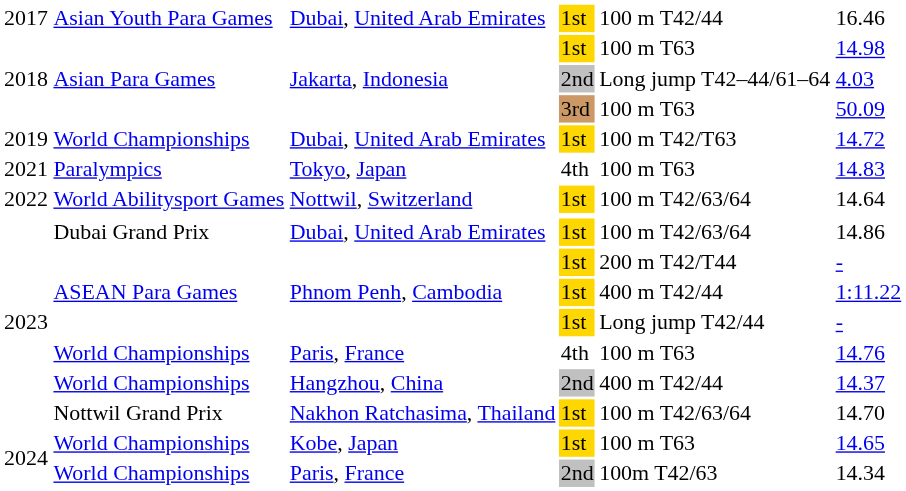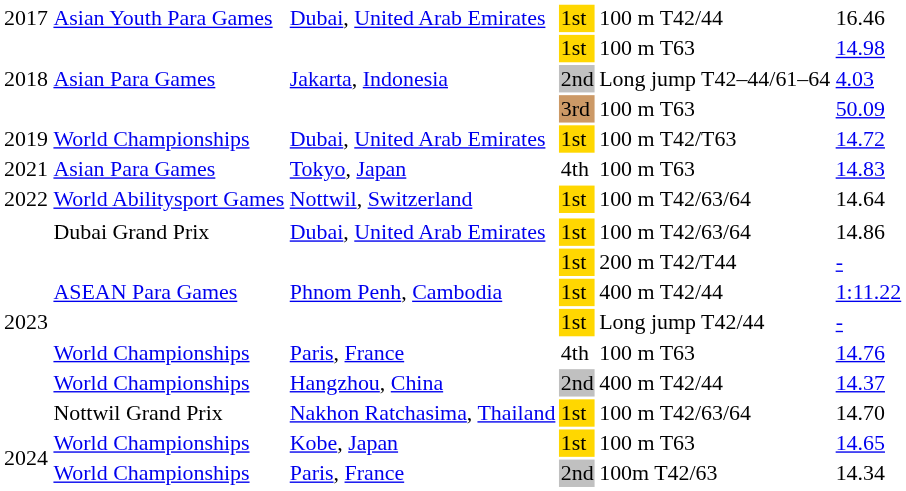(108, 168) Paralympics -> (134, 168) Asian Para Games
